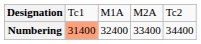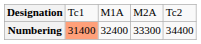(147, 30) 33400 -> (147, 30) 33300
